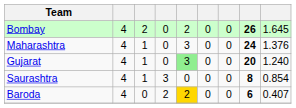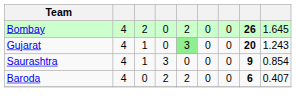- row: (36, 45)
(276, 62) 1.240 -> (276, 45) 1.243
(250, 78) 8 -> (250, 62) 9
(187, 95) gold background -> (187, 78) no background
